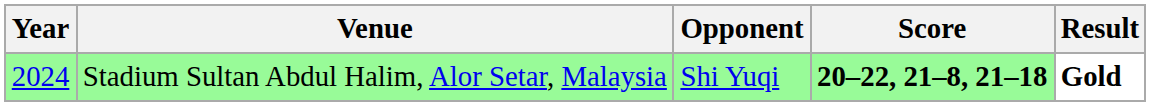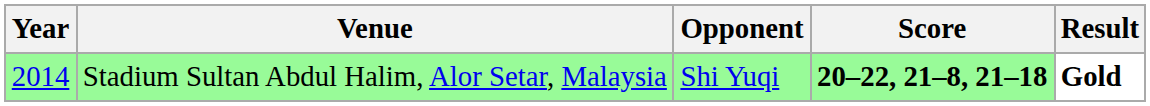(41, 76) 2024 -> (41, 76) 2014
